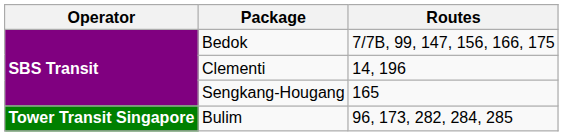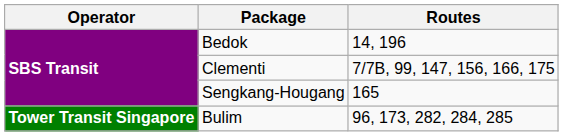(454, 42) 7/7B, 99, 147, 156, 166, 175 -> (379, 42) 14, 196
(379, 67) 14, 196 -> (454, 67) 7/7B, 99, 147, 156, 166, 175
